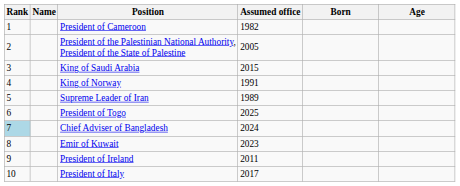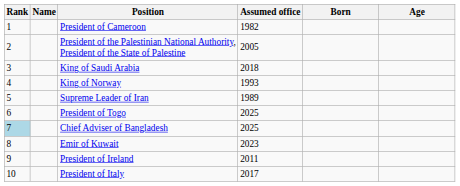(249, 67) 2015 -> (249, 67) 2018
(249, 82) 1991 -> (249, 82) 1993
(249, 128) 2024 -> (249, 128) 2025
